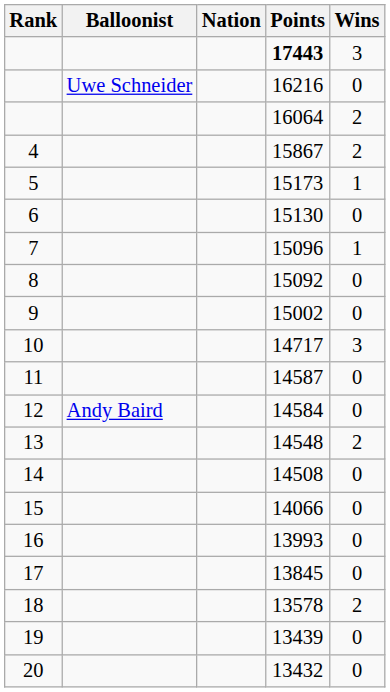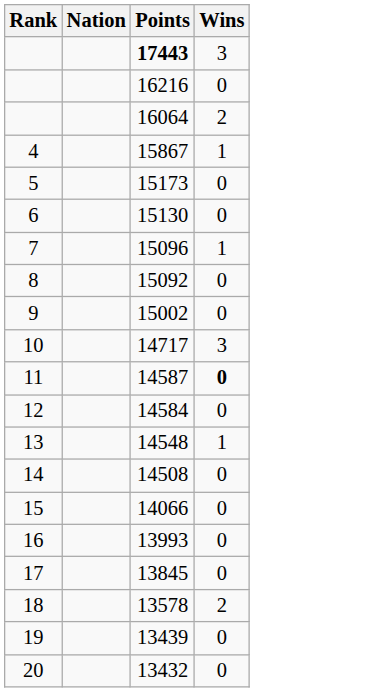- column: (129, 20)
(357, 150) 2 -> (222, 150) 1
(357, 183) 1 -> (222, 183) 0
(357, 378) normal -> (222, 378) bold
(357, 442) 2 -> (222, 442) 1
